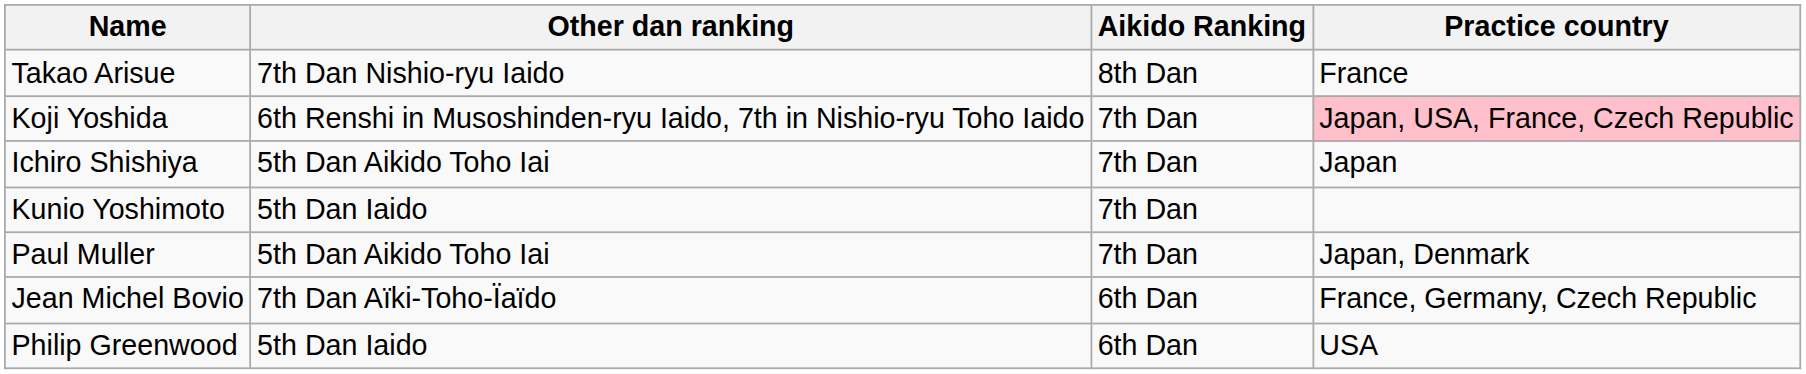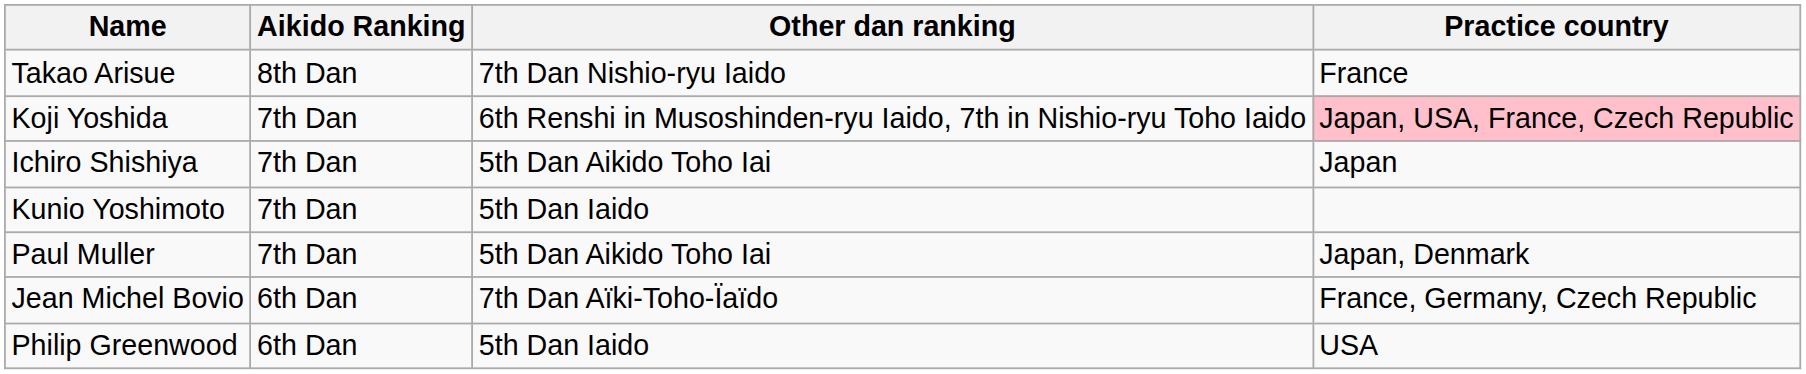columns swapped: (1202, 27) <-> (671, 27)
